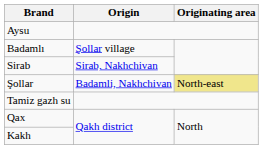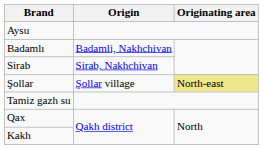(105, 48) Şollar village -> (124, 48) Badamli, Nakhchivan
(124, 83) Badamli, Nakhchivan -> (105, 83) Şollar village
